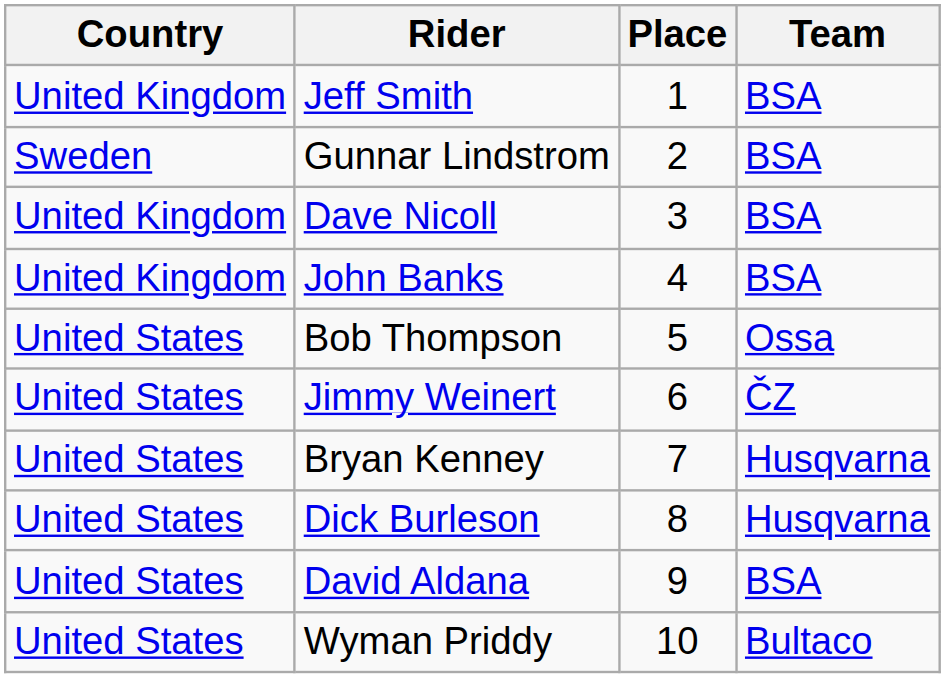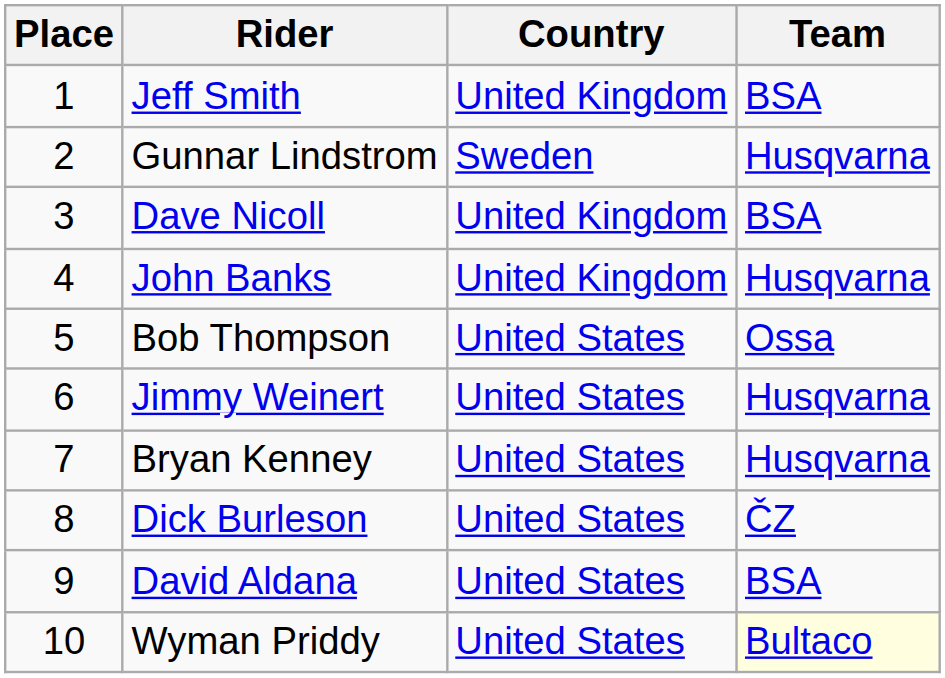columns swapped: (677, 34) <-> (150, 34)
(783, 156) BSA -> (837, 156) Husqvarna
(783, 277) BSA -> (837, 277) Husqvarna
(770, 398) ČZ -> (837, 398) Husqvarna
(837, 519) Husqvarna -> (770, 519) ČZ
(809, 641) no background -> (809, 641) lightyellow background
